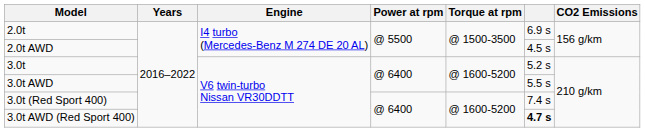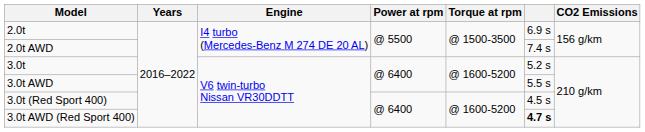(539, 48) 4.5 s -> (539, 48) 7.4 s
(539, 100) 7.4 s -> (539, 100) 4.5 s
